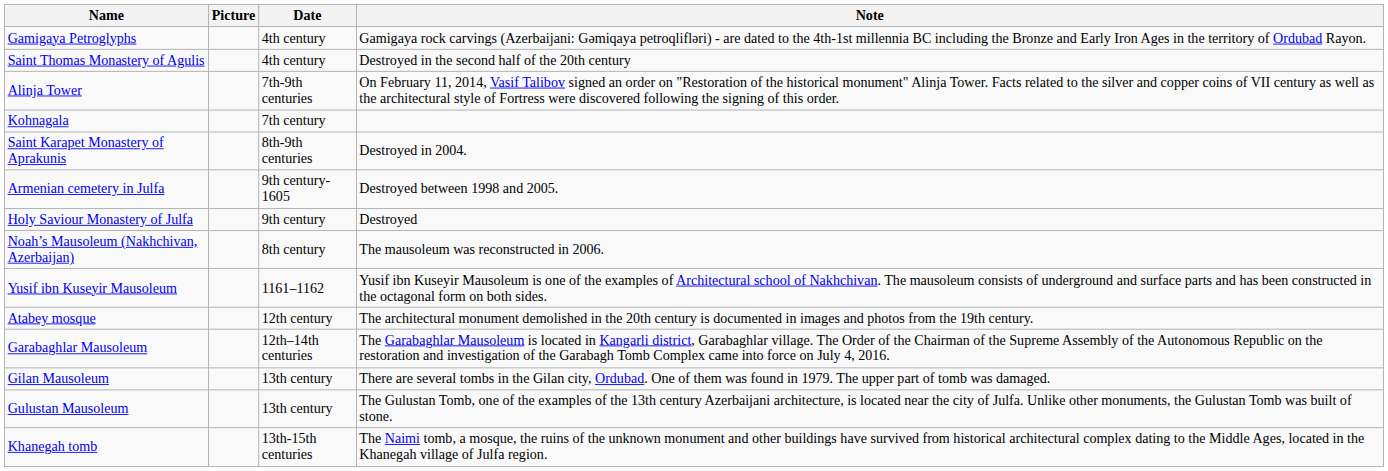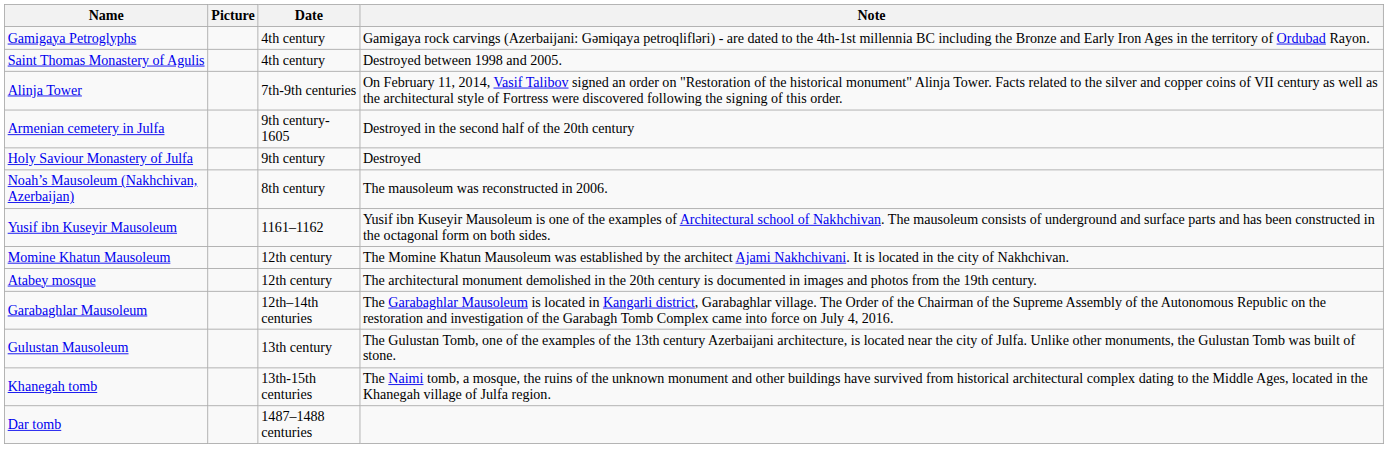(495, 60) Destroyed in the second half of the 20th century -> (462, 60) Destroyed between 1998 and 2005.
- row: (38, 120)
- row: (86, 151)
(459, 189) Destroyed between 1998 and 2005. -> (499, 128) Destroyed in the second half of the 20th century
+ row: (89, 257)
- row: (58, 378)
+ row: (34, 424)
